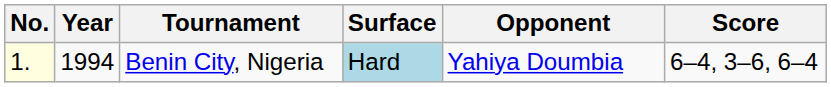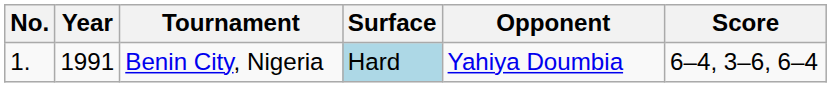(20, 61) lightyellow background -> (20, 61) no background
(87, 61) 1994 -> (87, 61) 1991
